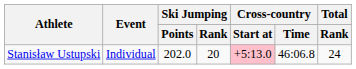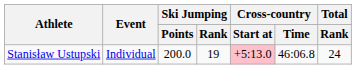(177, 54) 202.0 -> (177, 54) 200.0
(213, 54) 20 -> (213, 54) 19
